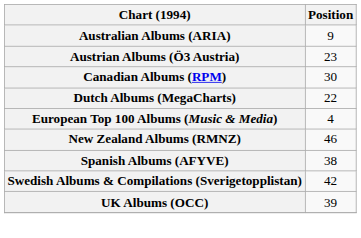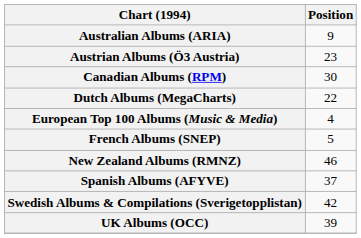+ row: (155, 139)
(331, 160) 38 -> (331, 181) 37
